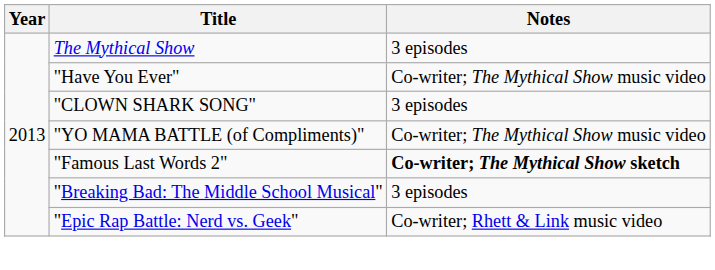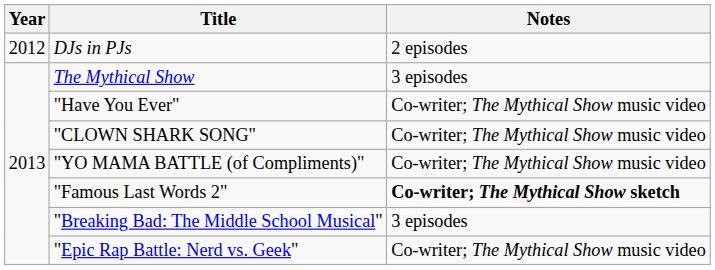+ row: (93, 47)
(429, 105) 3 episodes -> (549, 134) Co-writer; The Mythical Show music video
(527, 221) Co-writer; Rhett & Link music video -> (549, 250) Co-writer; The Mythical Show music video
